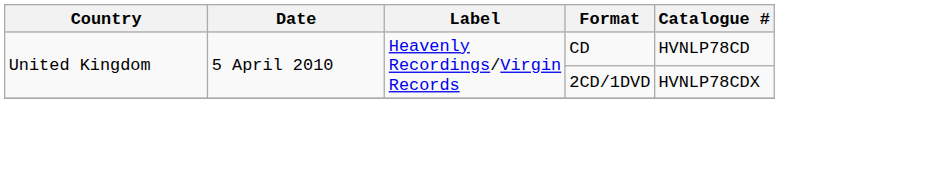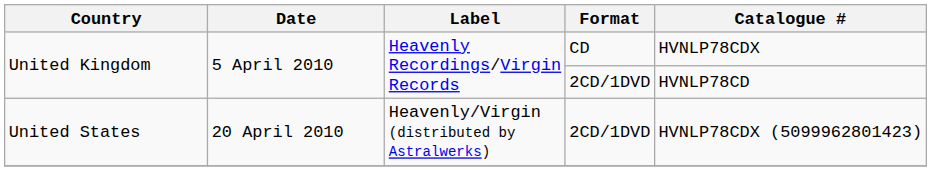(704, 49) HVNLP78CD -> (709, 49) HVNLP78CDX
(709, 82) HVNLP78CDX -> (704, 82) HVNLP78CD
+ row: (75, 132)
